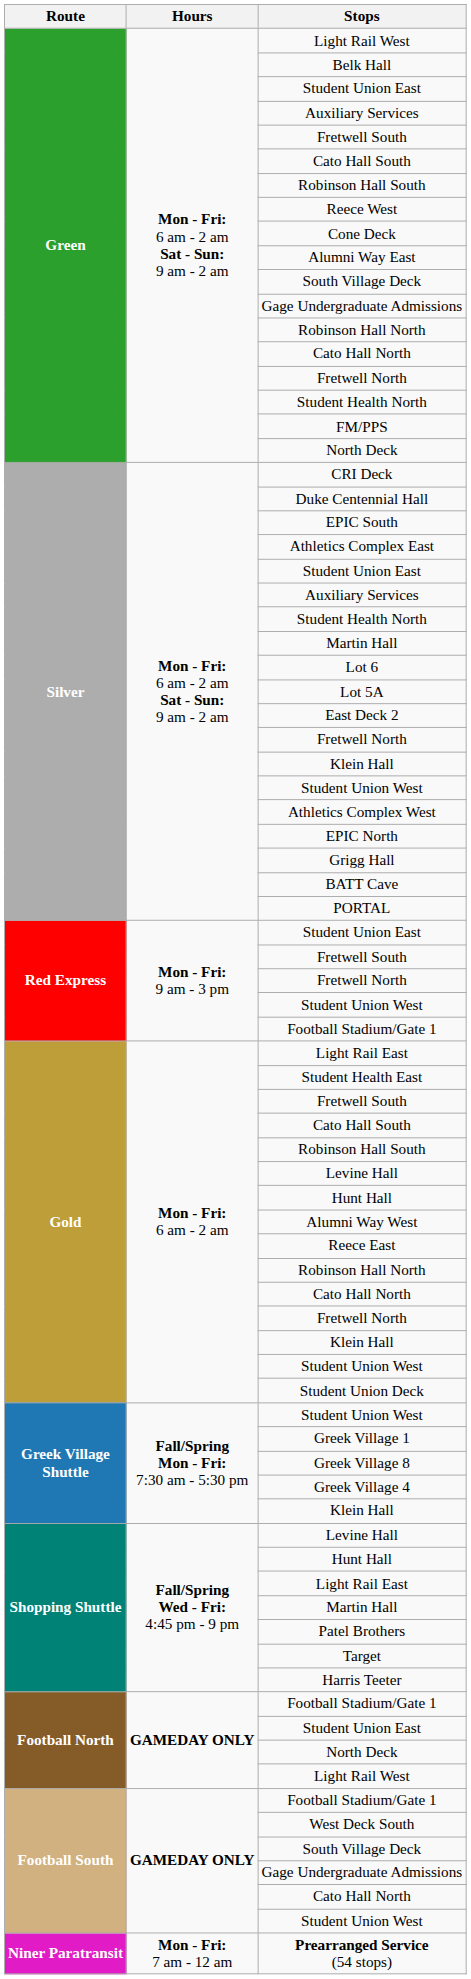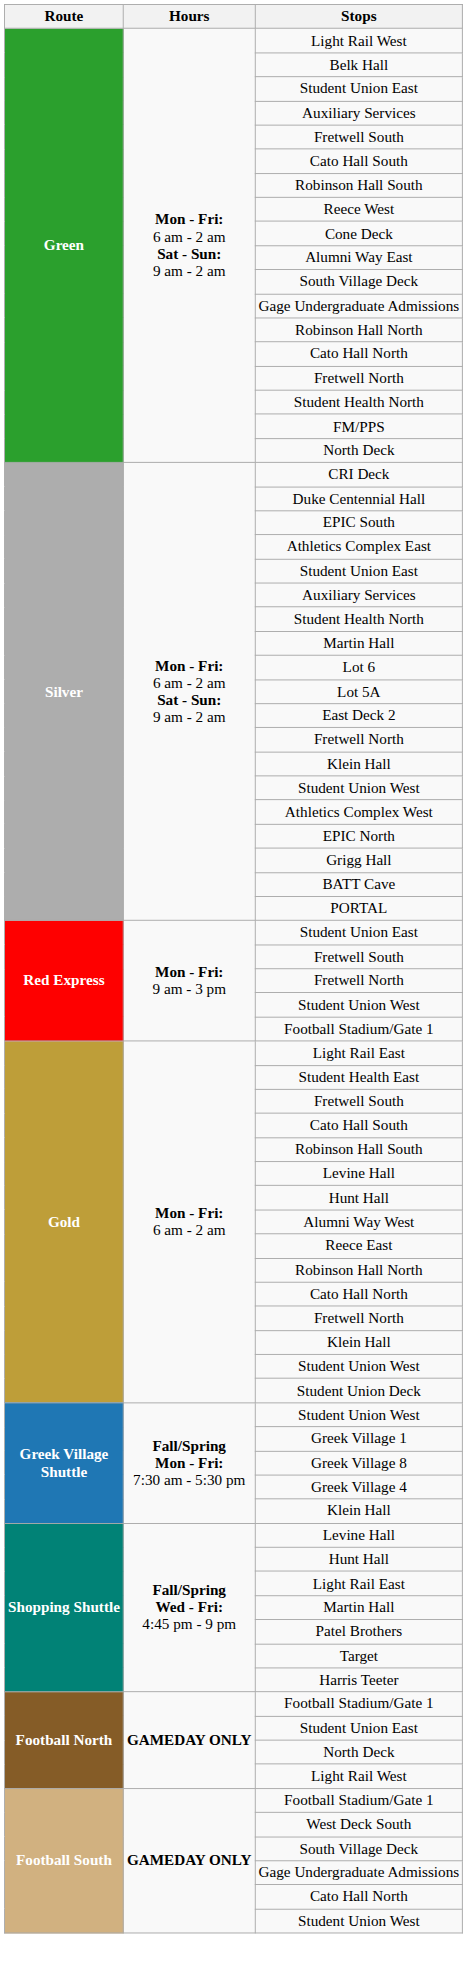- row: (65, 1953)
